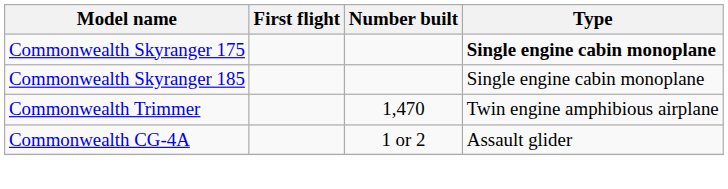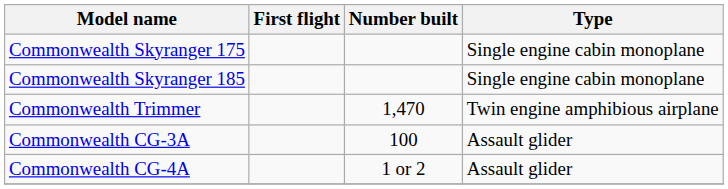(591, 49) bold -> (586, 49) normal
+ row: (99, 139)
